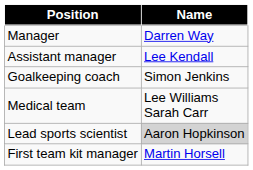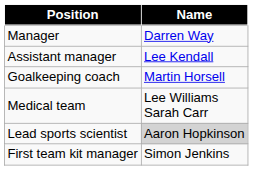(187, 77) Simon Jenkins -> (184, 77) Martin Horsell
(184, 154) Martin Horsell -> (187, 154) Simon Jenkins
